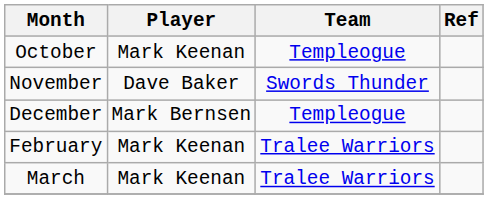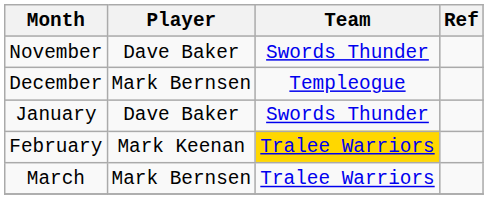- row: (56, 52)
+ row: (56, 115)
(347, 147) no background -> (347, 147) gold background
(181, 178) Mark Keenan -> (181, 178) Mark Bernsen
